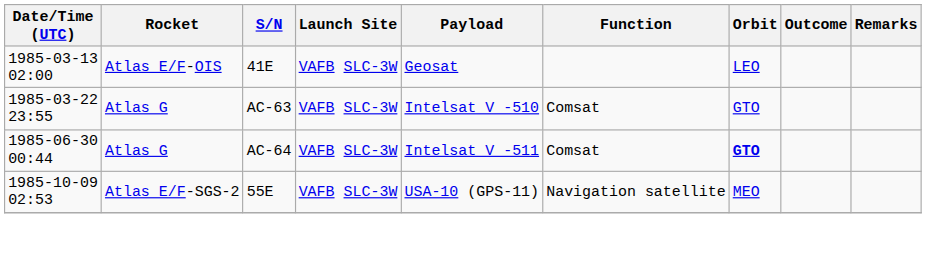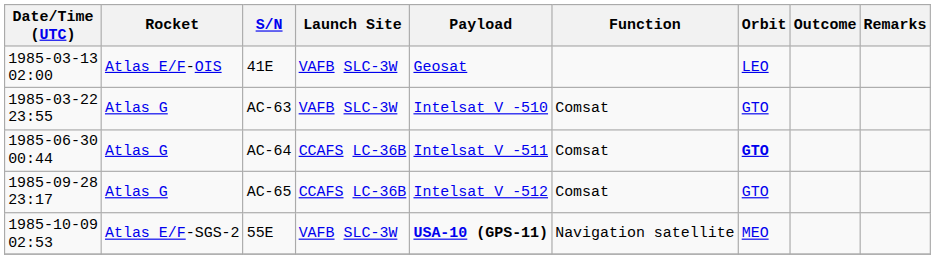(348, 150) VAFB SLC-3W -> (352, 150) CCAFS LC-36B
+ row: (269, 192)
(472, 192) normal -> (481, 233) bold
